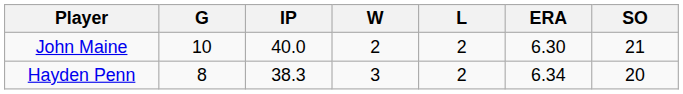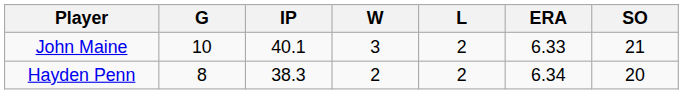(288, 46) 40.0 -> (288, 46) 40.1
(375, 46) 2 -> (375, 46) 3
(548, 46) 6.30 -> (548, 46) 6.33
(375, 74) 3 -> (375, 74) 2
